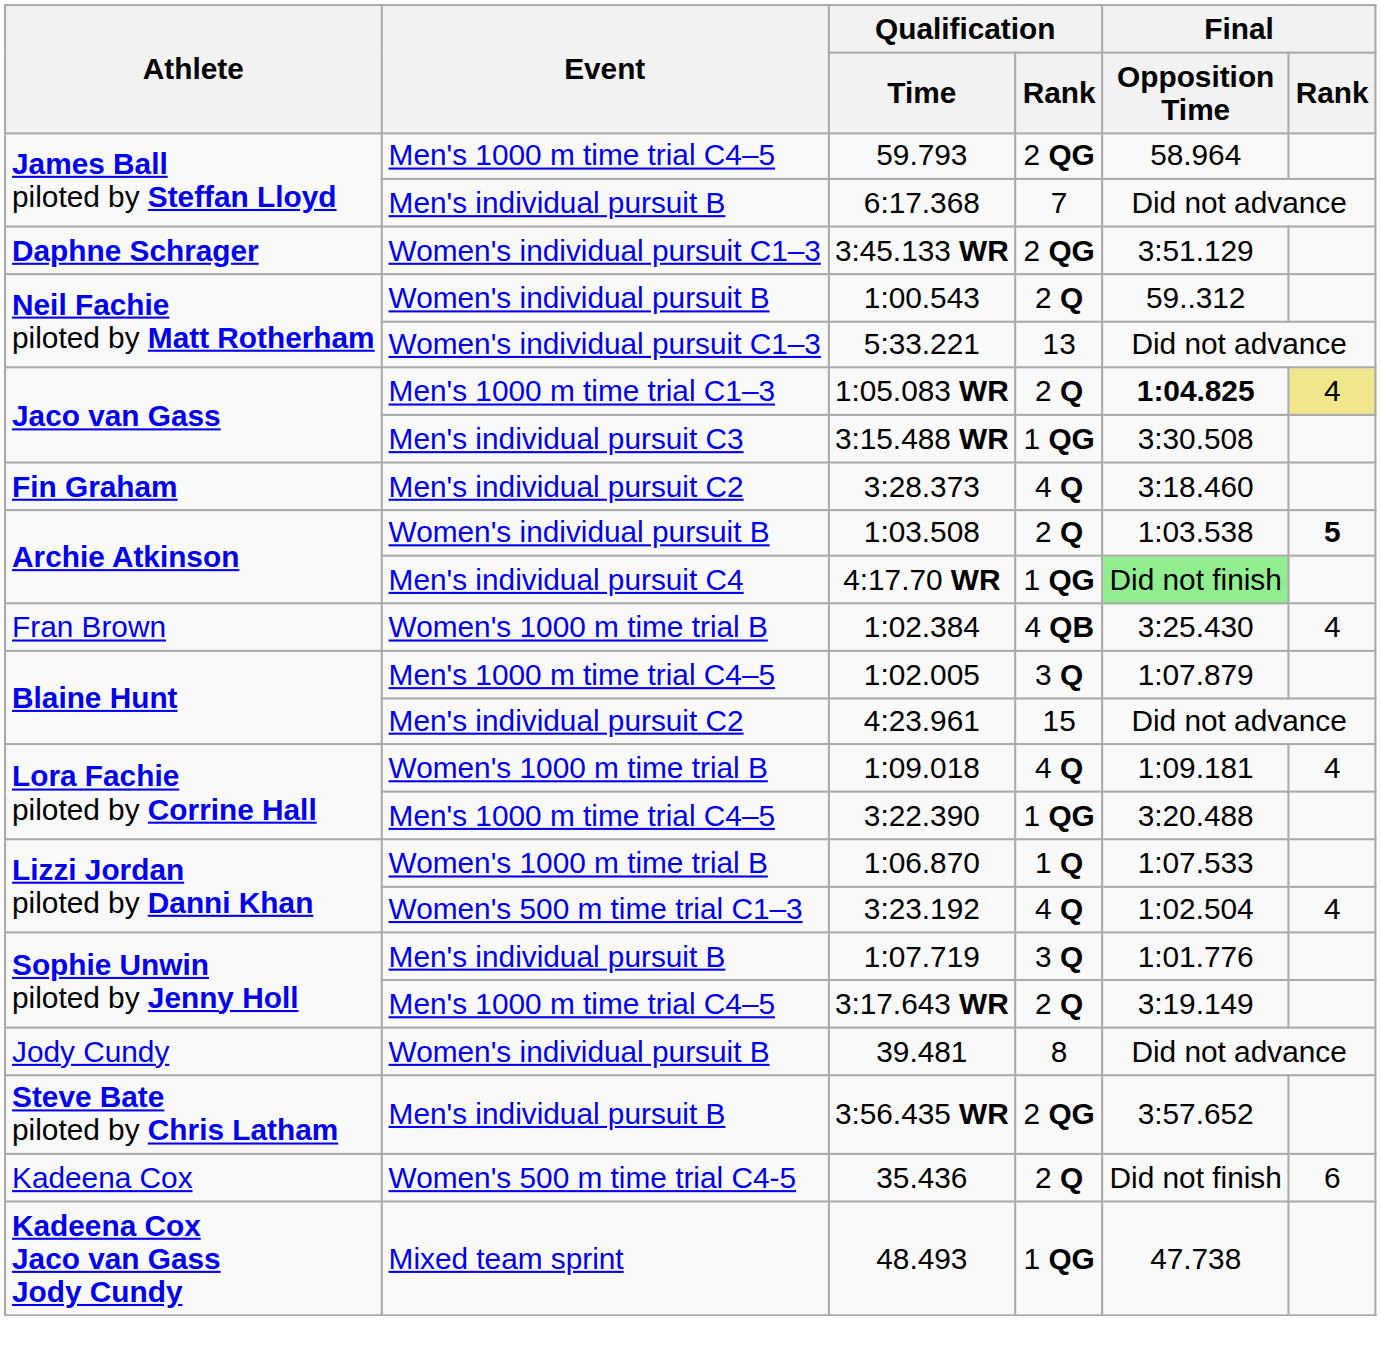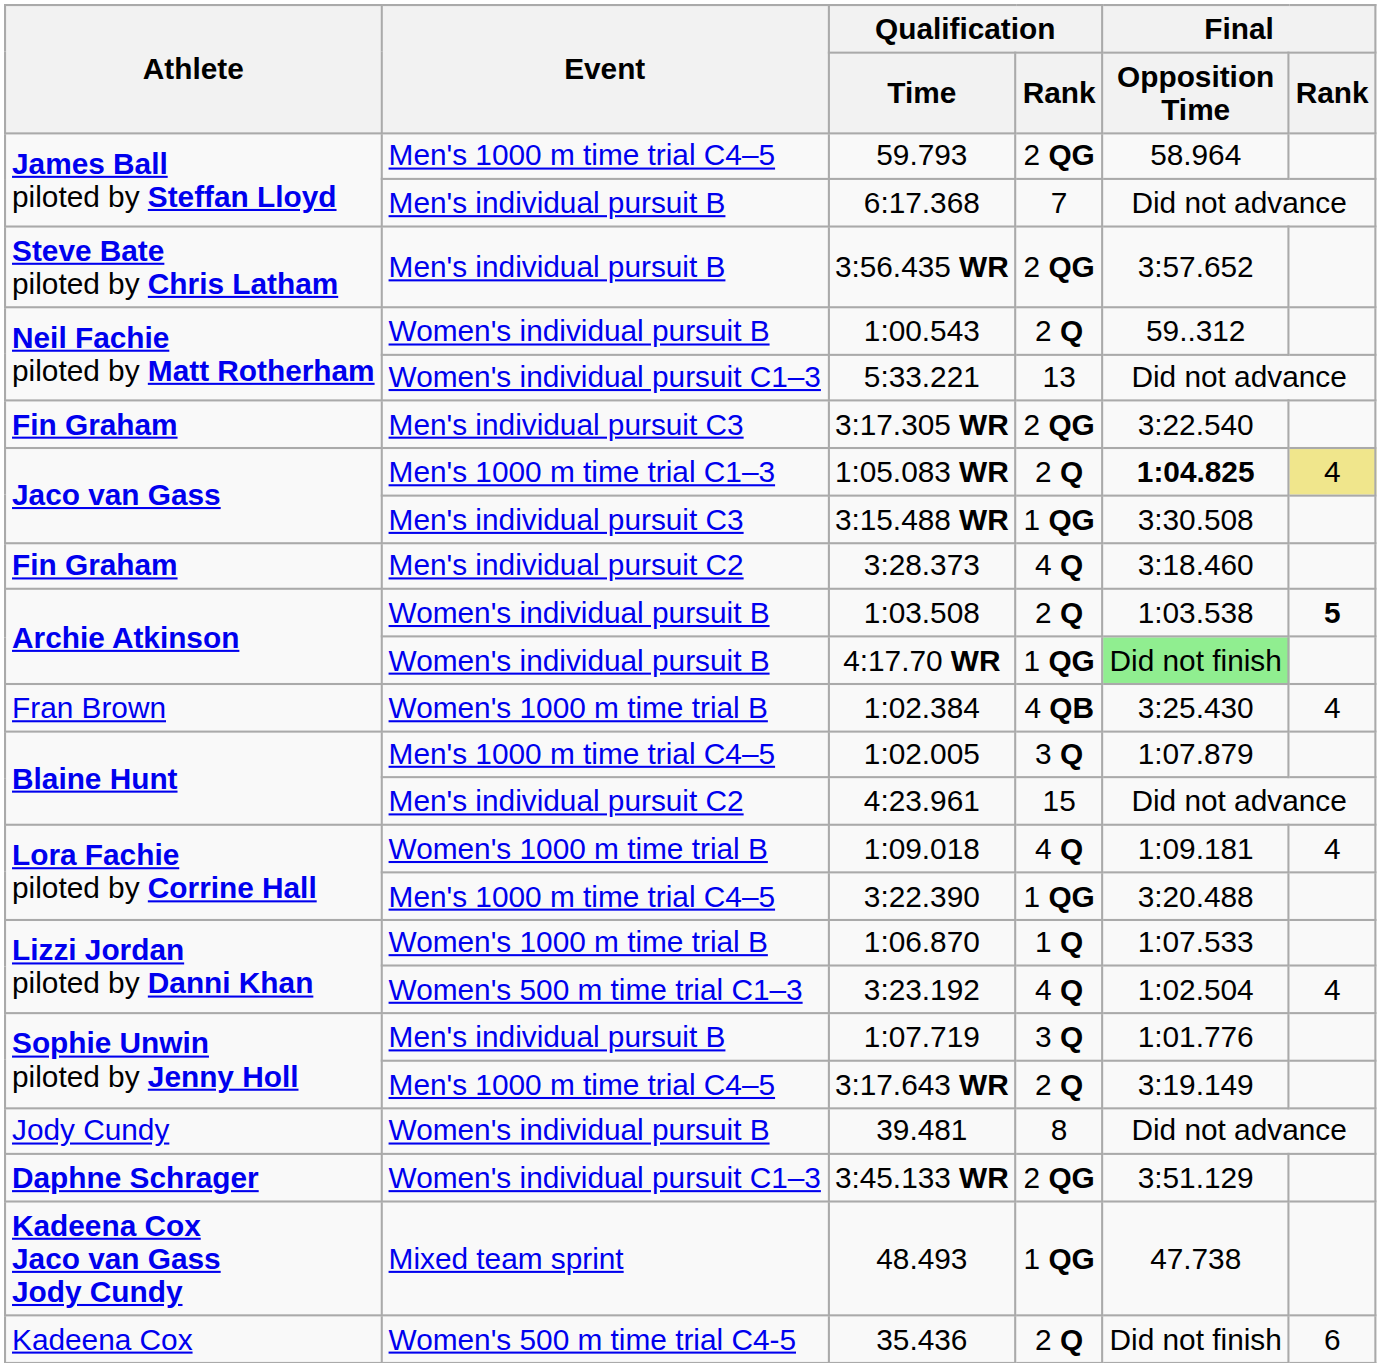rows swapped: (922, 1115) <-> (922, 250)
+ row: (922, 425)
(566, 580) Men's individual pursuit C4 -> (579, 660) Women's individual pursuit B
rows swapped: (922, 1178) <-> (922, 1259)
